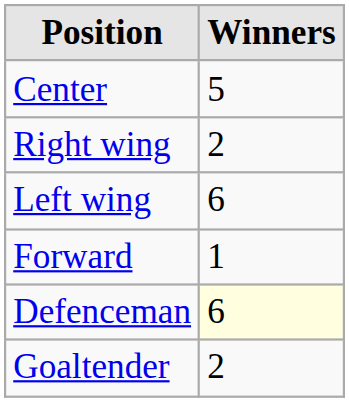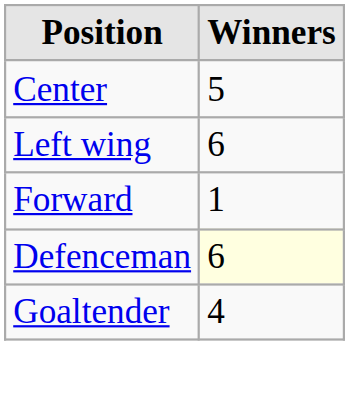- row: (92, 144)
(216, 367) 2 -> (216, 311) 4
